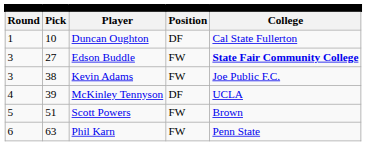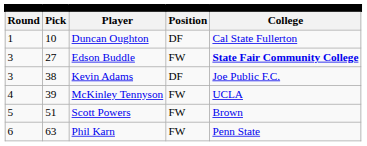(177, 76) FW -> (176, 76) DF
(176, 95) DF -> (177, 95) FW
